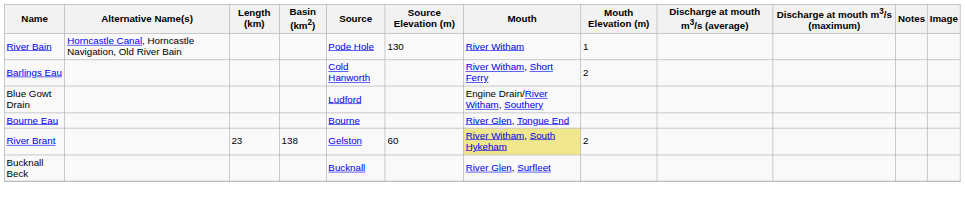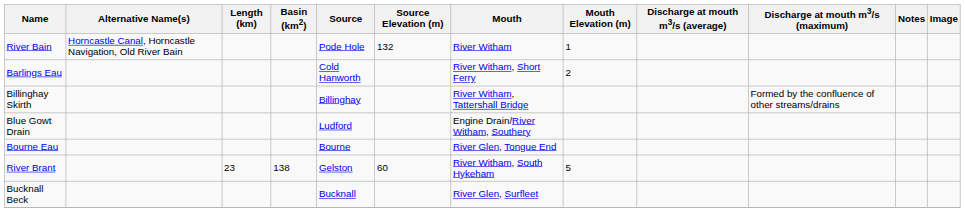(396, 46) 130 -> (385, 46) 132
+ row: (27, 99)
(510, 141) khaki background -> (498, 168) no background
(586, 141) 2 -> (568, 168) 5
